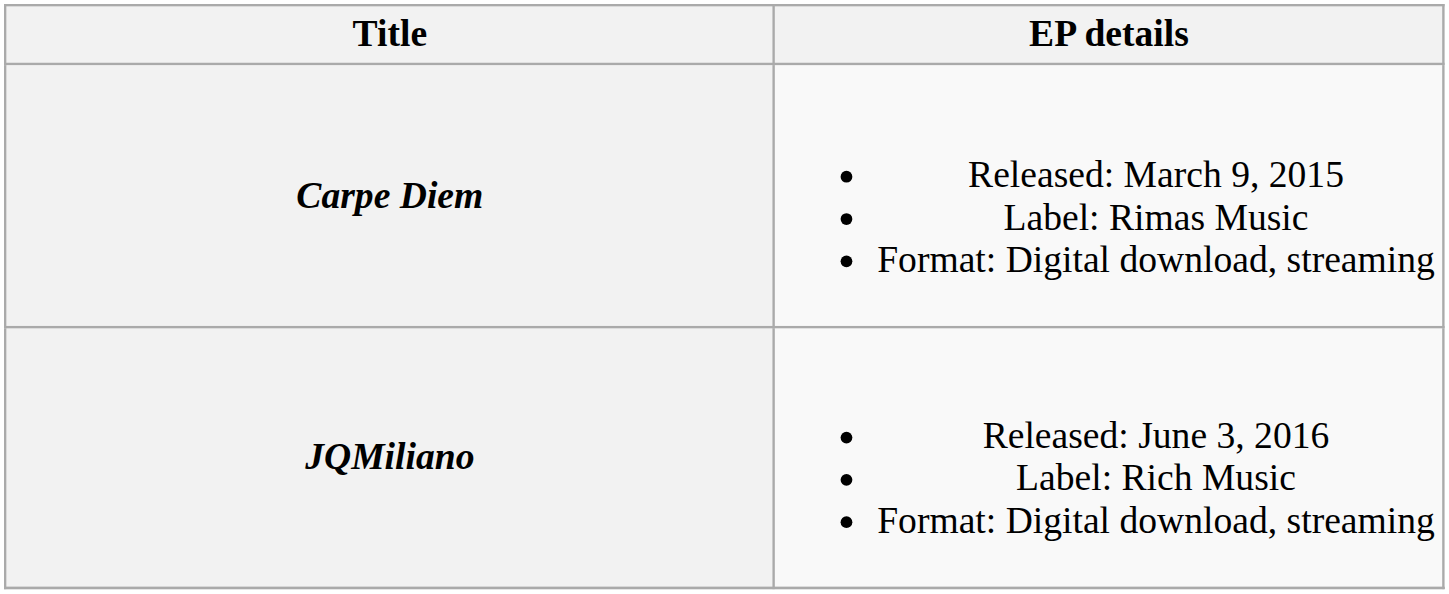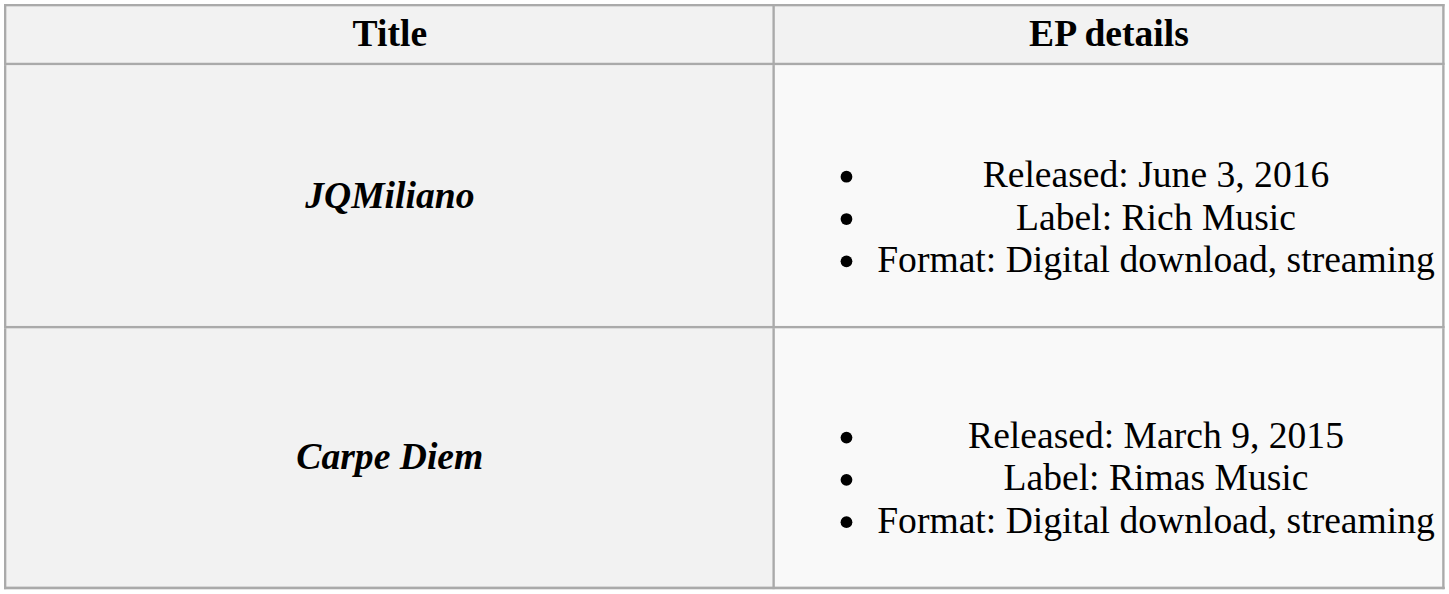rows swapped: (390, 194) <-> (390, 456)
